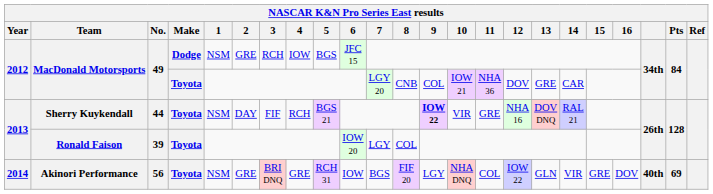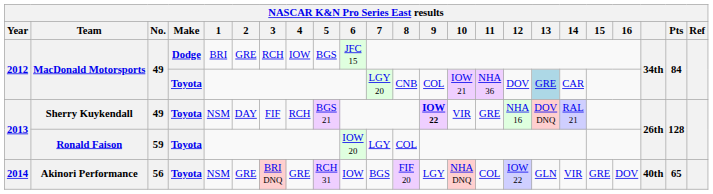(218, 54) NSM -> (218, 54) BRI
(546, 84) no background -> (546, 84) lightblue background
(158, 114) 44 -> (158, 114) 49
(158, 144) 39 -> (158, 144) 59
(676, 174) 69 -> (676, 174) 65
